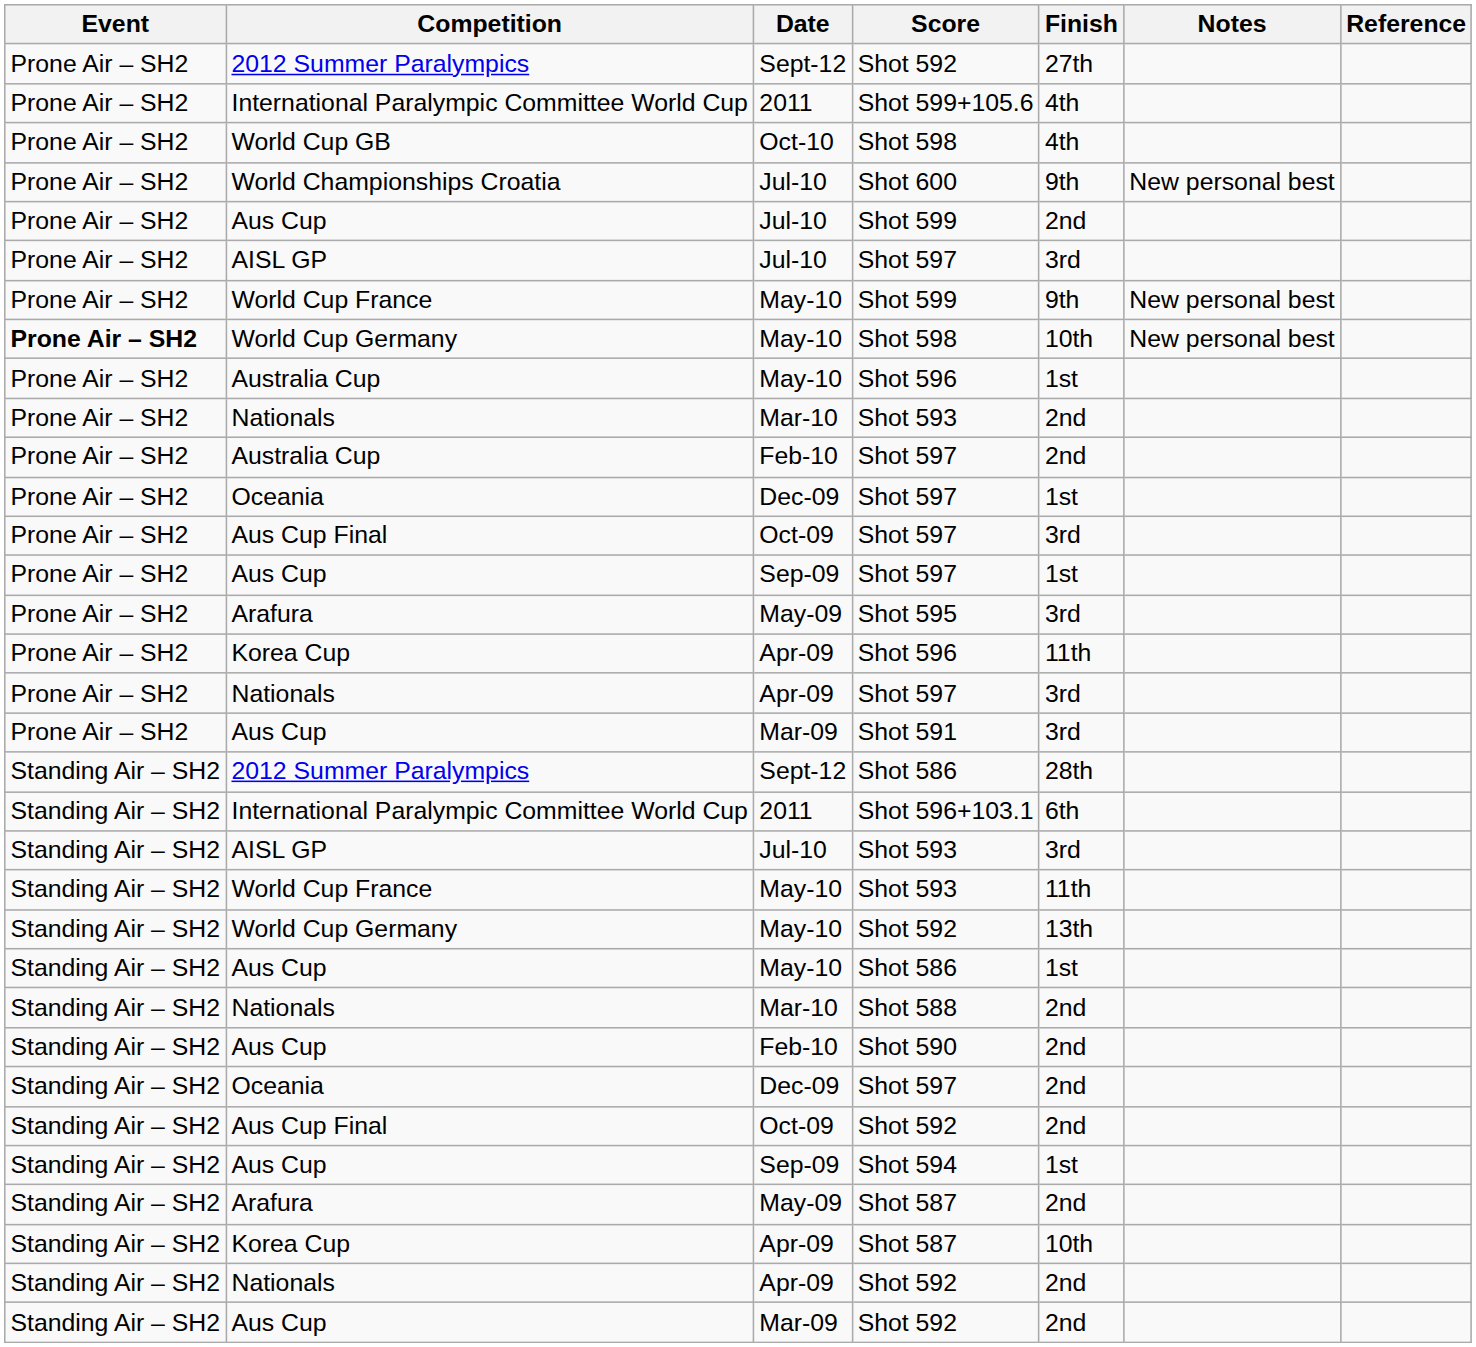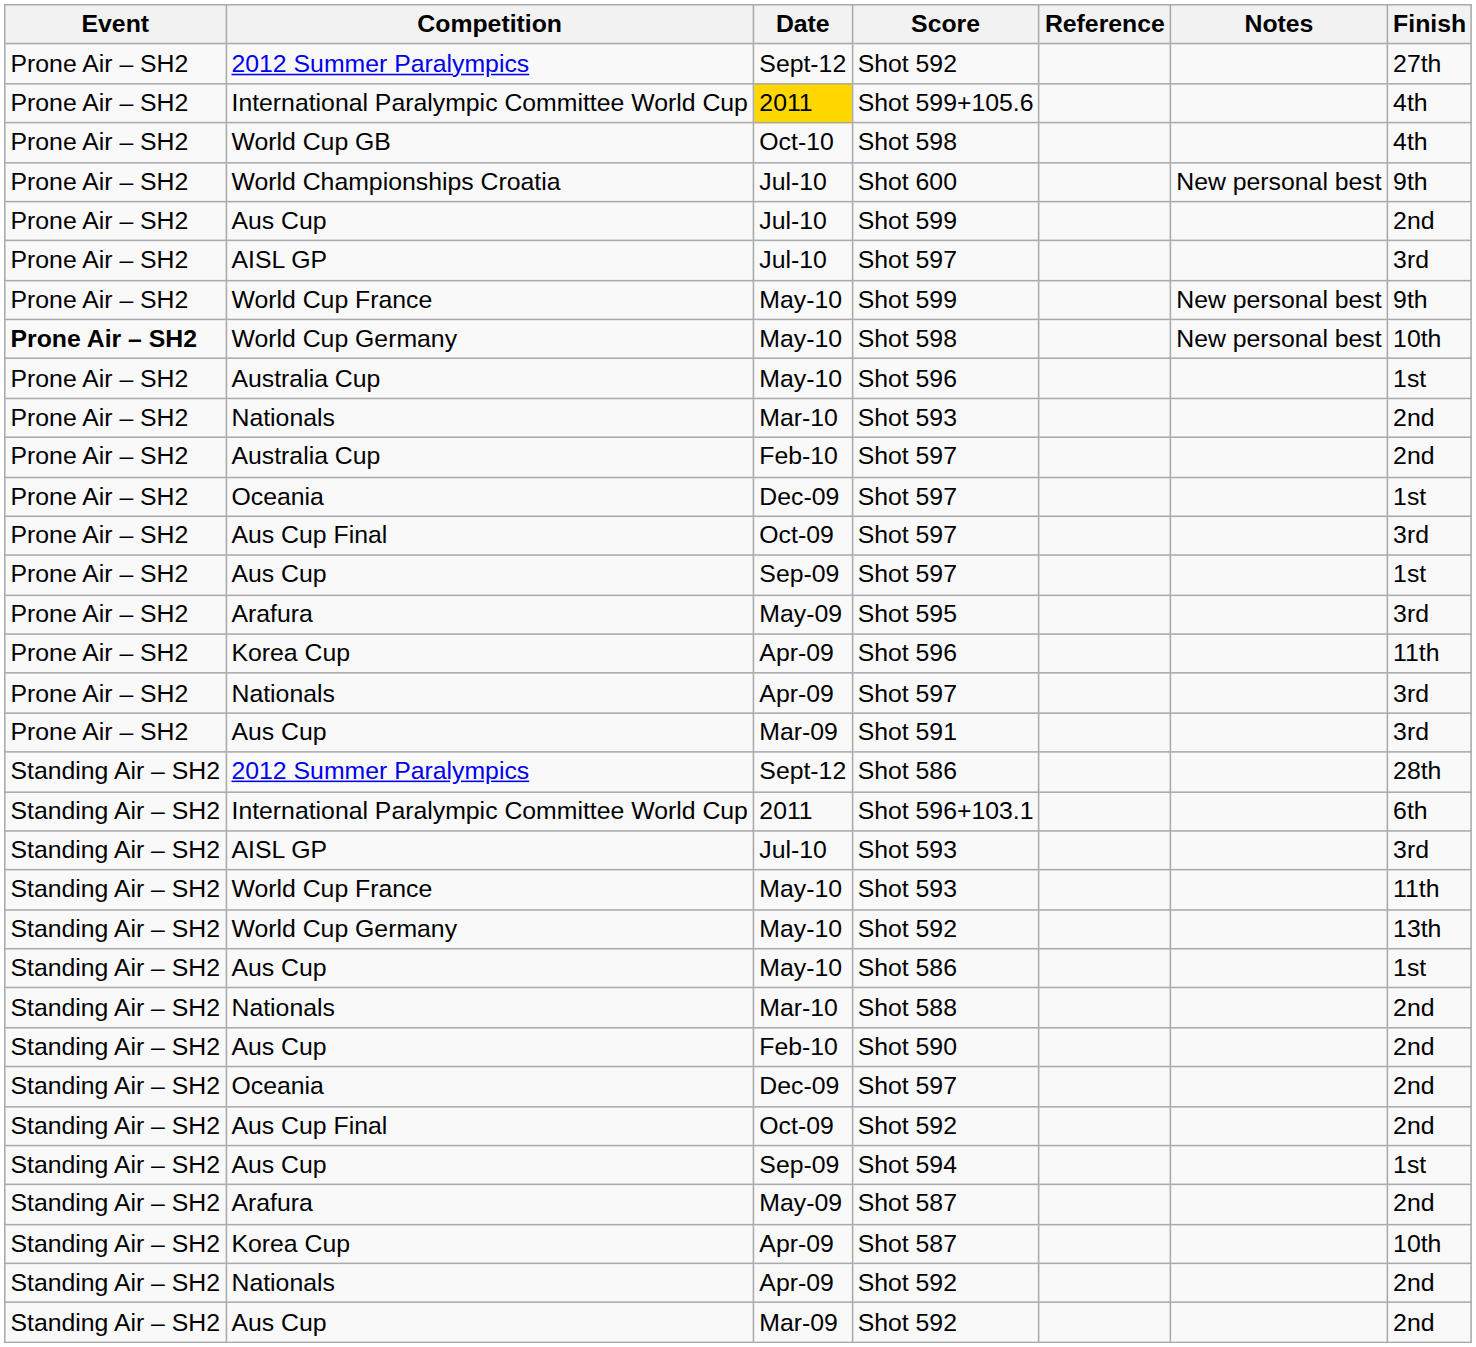columns swapped: (1081, 24) <-> (1406, 24)
(786, 102) no background -> (786, 102) gold background
